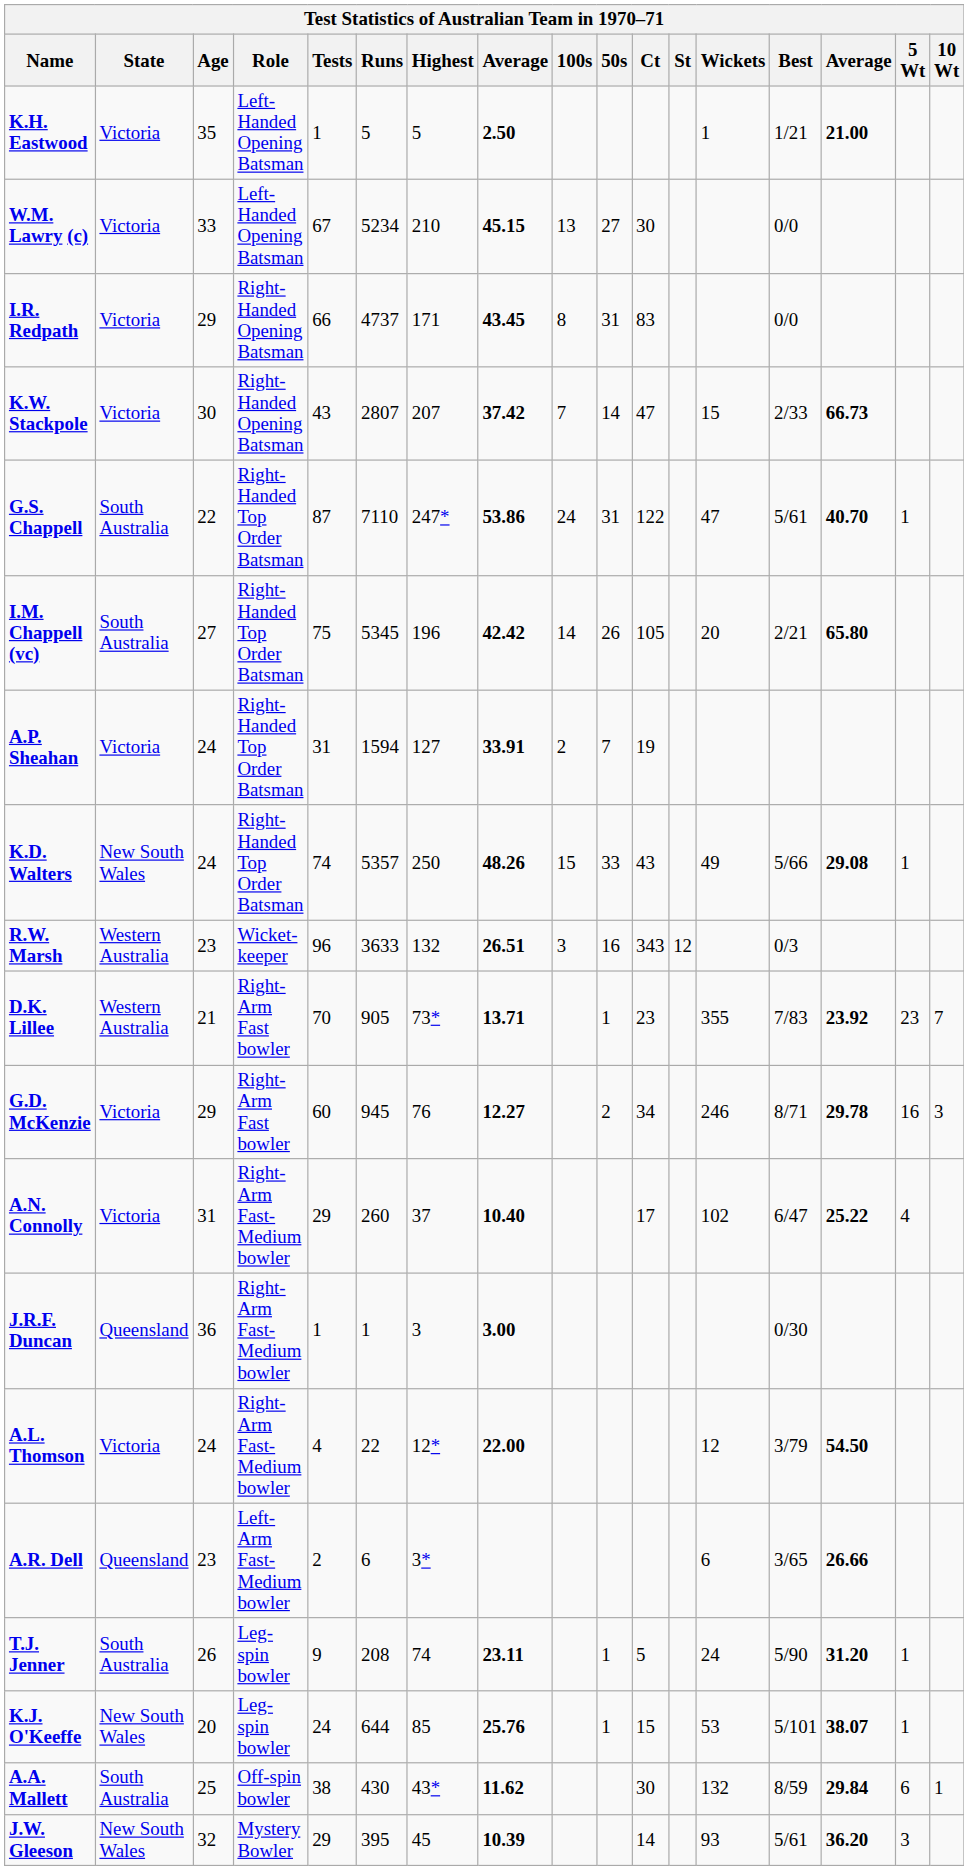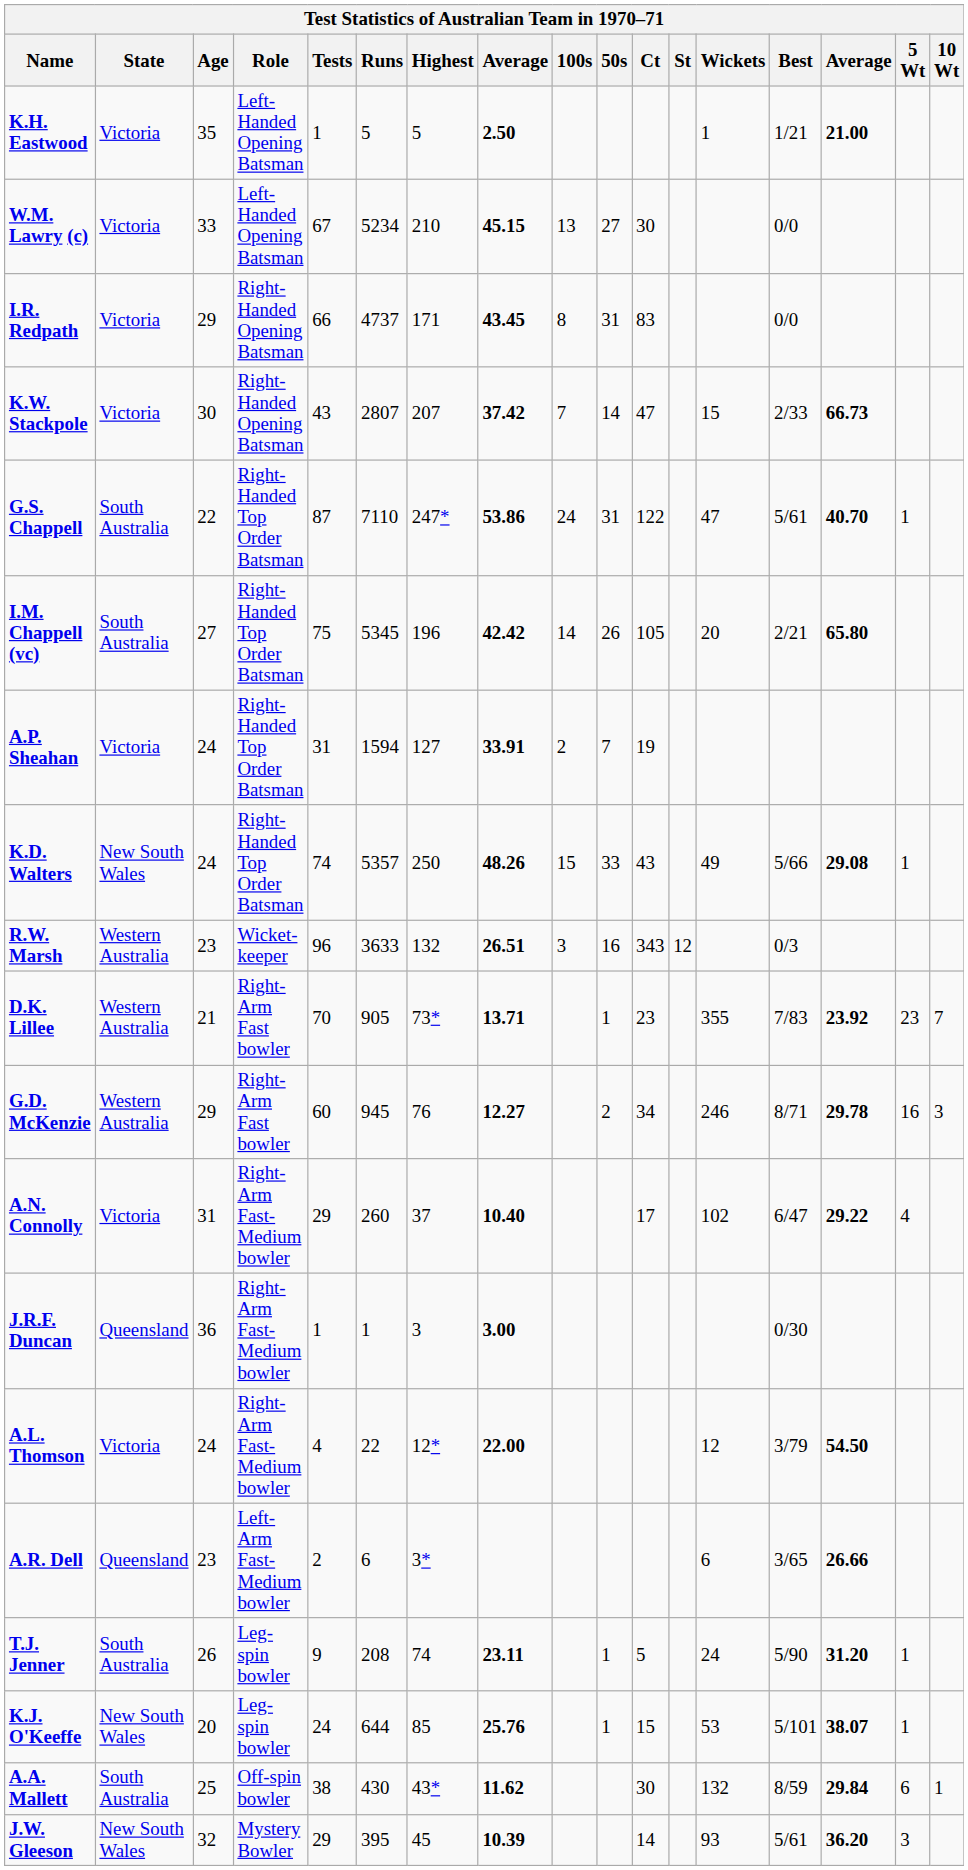(130, 1111) Victoria -> (134, 1111) Western Australia
(847, 1215) 25.22 -> (847, 1215) 29.22
